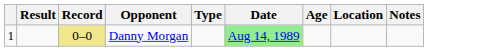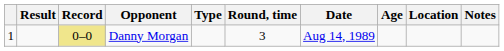+ column: (262, 14)
(264, 35) lightgreen background -> (339, 35) no background
